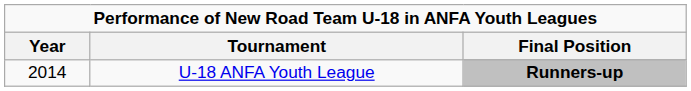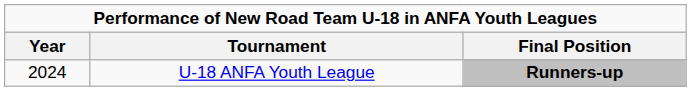(47, 73) 2014 -> (47, 73) 2024
